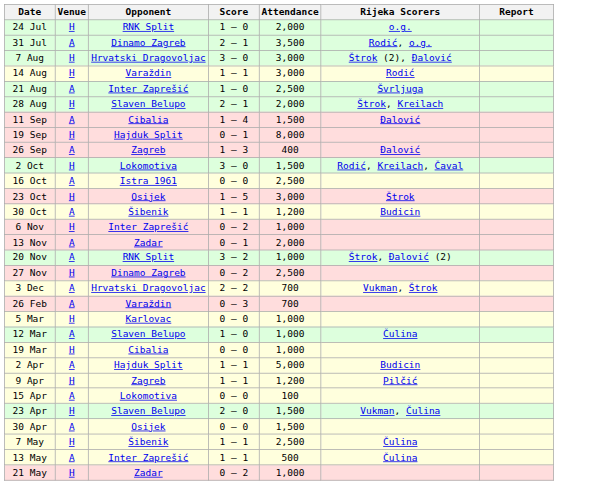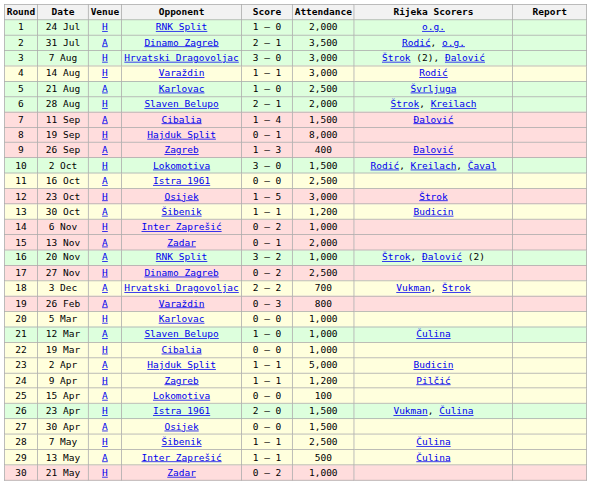+ column: (21, 12)
(148, 89) Inter Zaprešić -> (182, 89) Karlovac
(290, 304) 700 -> (323, 304) 800
(148, 412) Slaven Belupo -> (182, 412) Istra 1961
